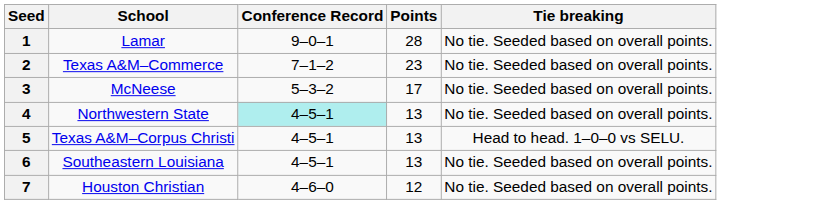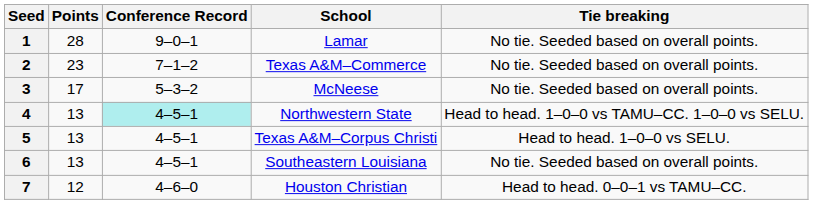columns swapped: (143, 16) <-> (414, 16)
(578, 114) No tie. Seeded based on overall points. -> (624, 114) Head to head. 1–0–0 vs TAMU–CC. 1–0–0 vs SELU.
(578, 187) No tie. Seeded based on overall points. -> (624, 187) Head to head. 0–0–1 vs TAMU–CC.
